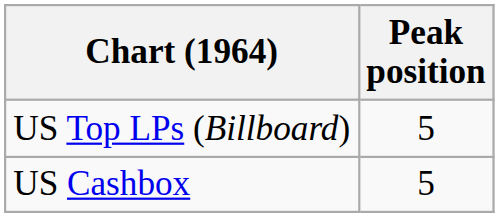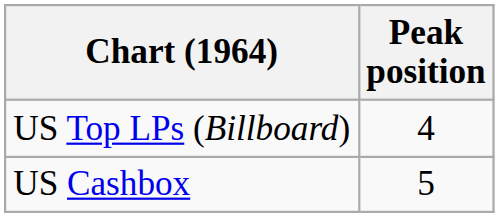(426, 127) 5 -> (426, 127) 4
